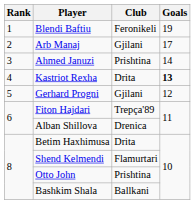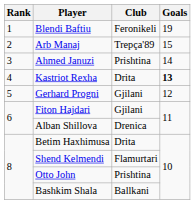(128, 45) Gjilani -> (134, 45) Trepça'89
(167, 45) 17 -> (167, 45) 15
(134, 110) Trepça'89 -> (128, 110) Gjilani
